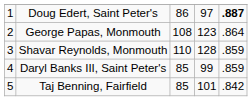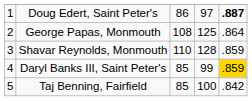(207, 31) 123 -> (207, 31) 125
(233, 68) no background -> (233, 68) gold background
(207, 86) 101 -> (207, 86) 100
